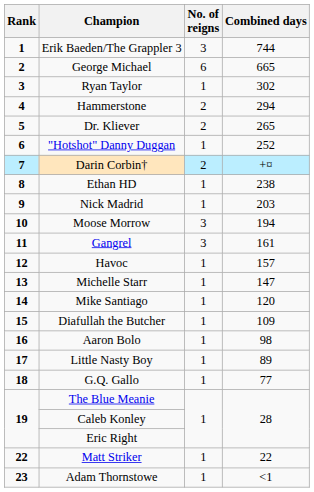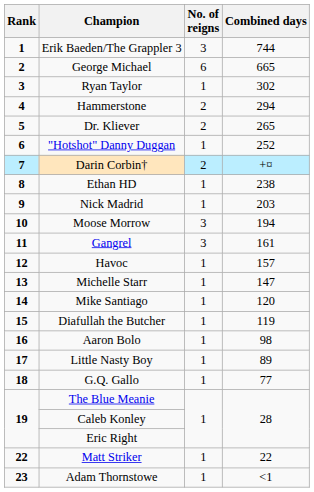(266, 321) 109 -> (266, 321) 119
